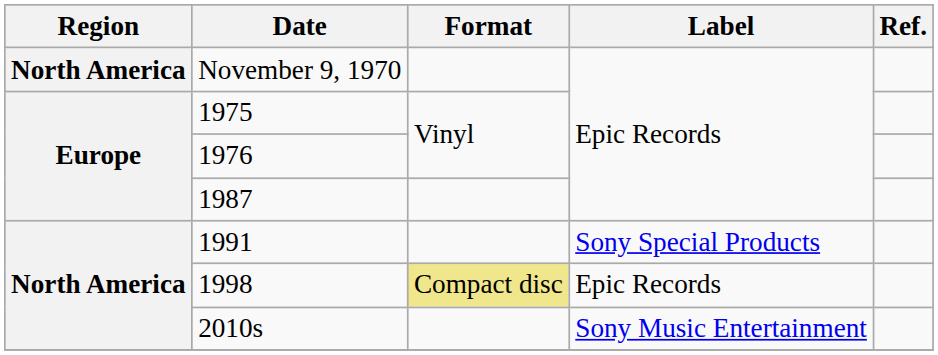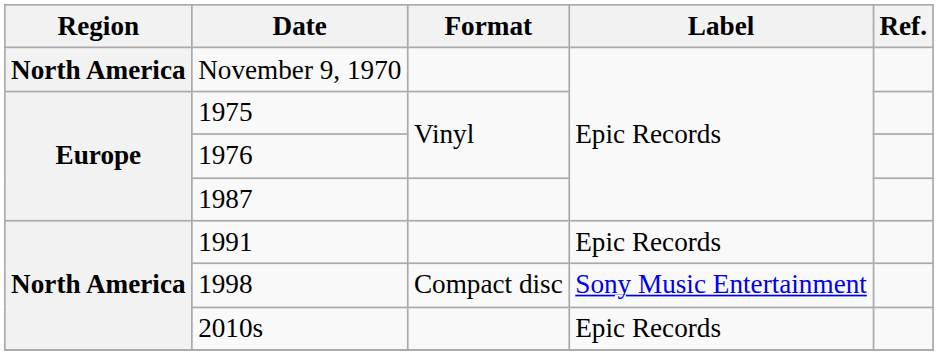(698, 241) Sony Special Products -> (648, 241) Epic Records
(488, 284) khaki background -> (488, 284) no background
(648, 284) Epic Records -> (721, 284) Sony Music Entertainment
(721, 328) Sony Music Entertainment -> (648, 328) Epic Records
